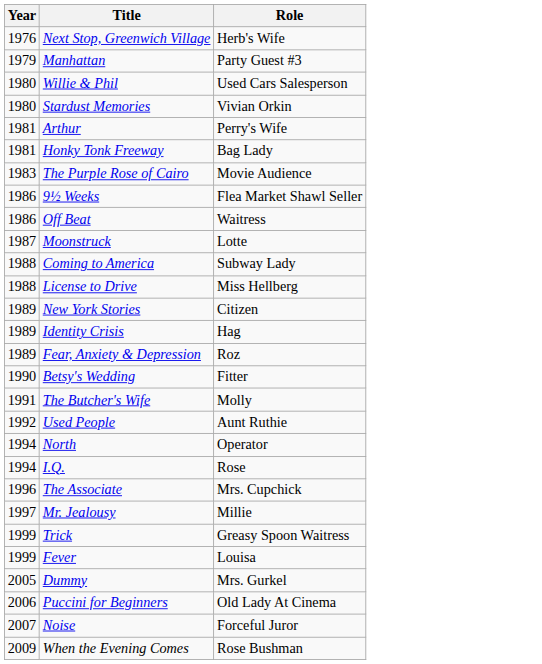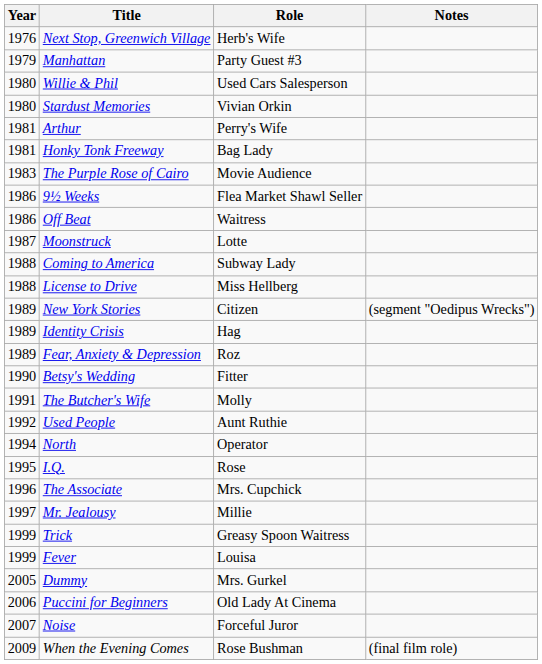+ column: (452, 15)
(22, 467) 1994 -> (22, 467) 1995
